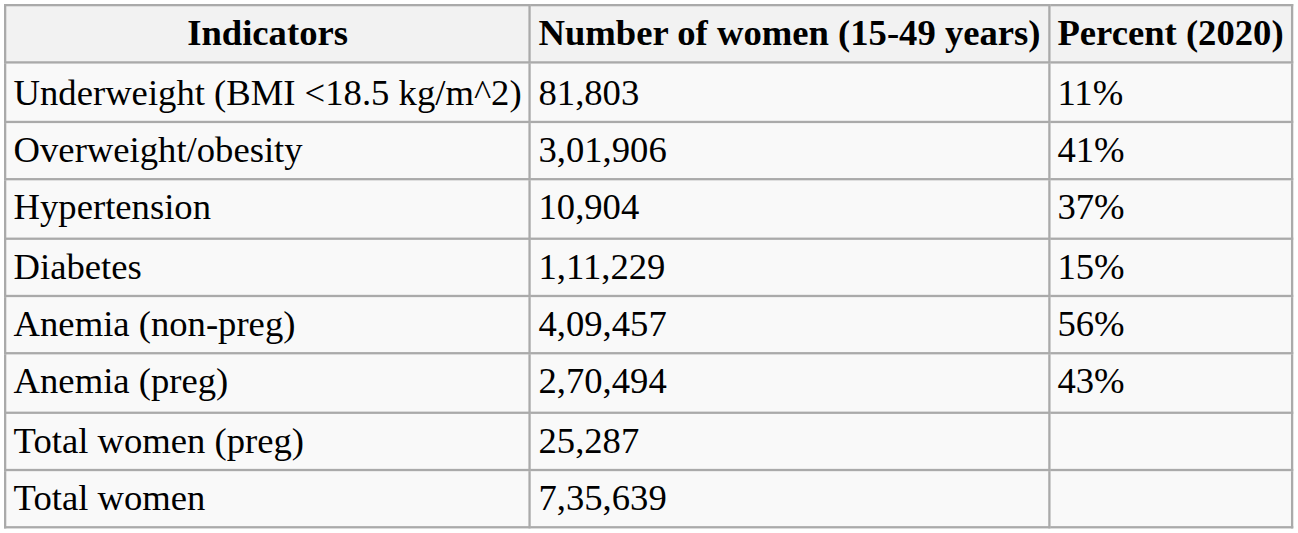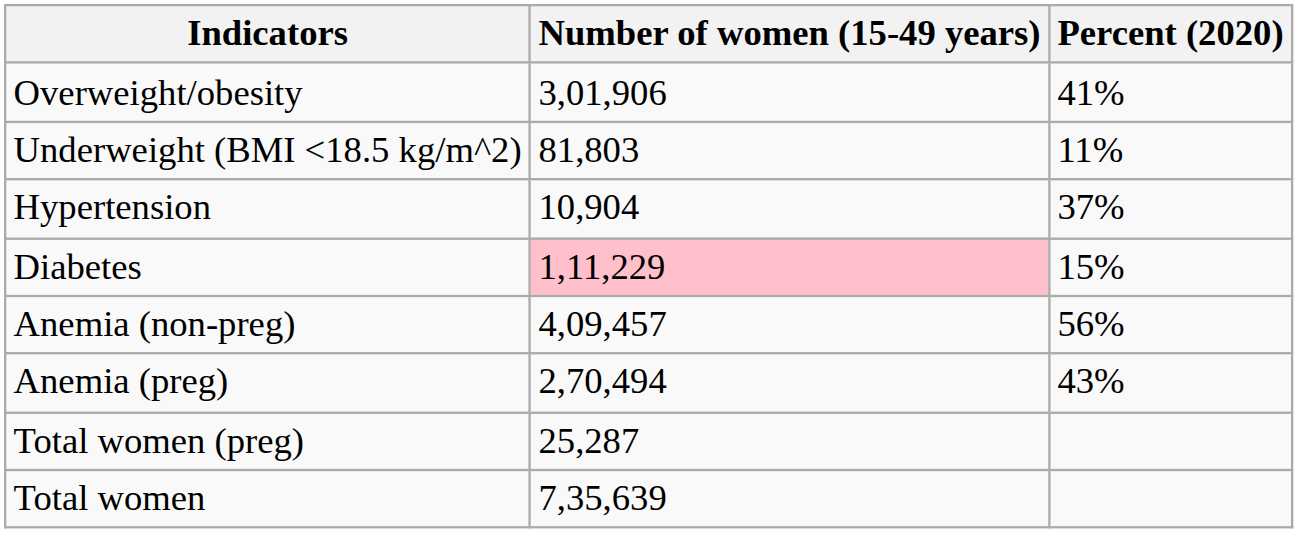rows swapped: (268, 91) <-> (158, 149)
(602, 265) no background -> (602, 265) pink background
